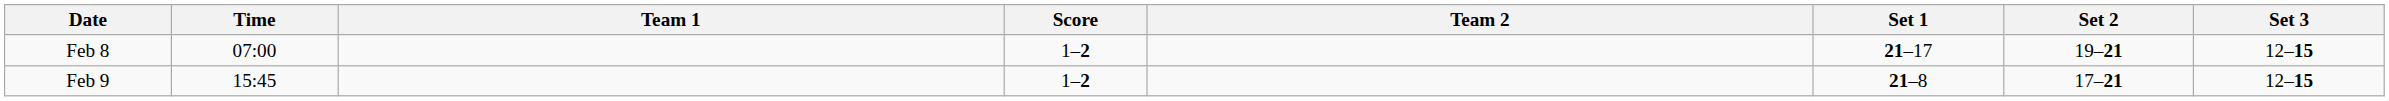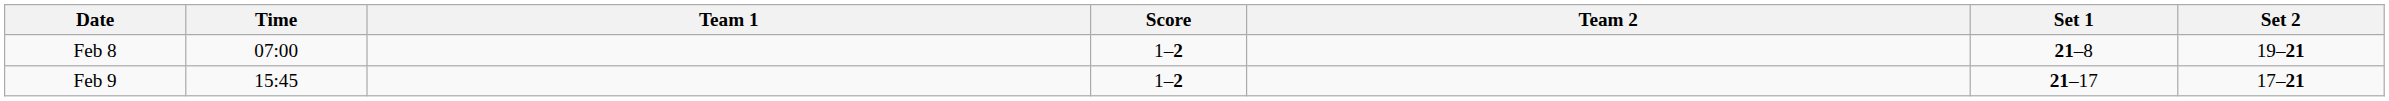- column: (2289, 19)
(1908, 50) 21–17 -> (2074, 50) 21–8
(1908, 80) 21–8 -> (2074, 80) 21–17
